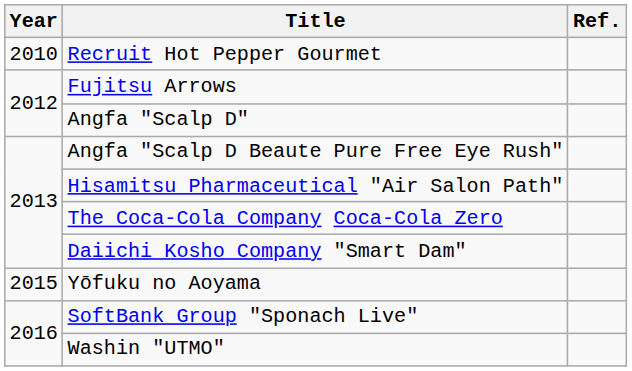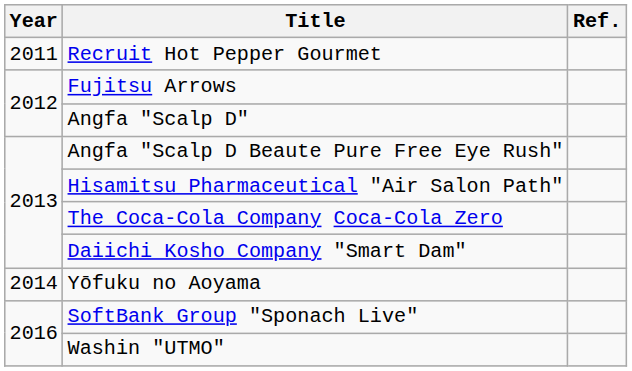(34, 54) 2010 -> (34, 54) 2011
(34, 284) 2015 -> (34, 284) 2014
